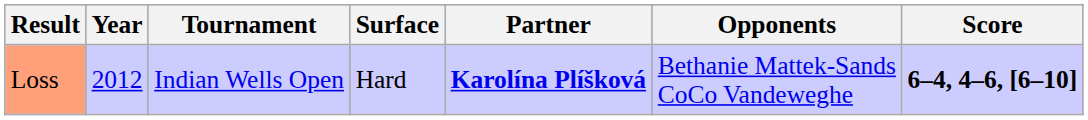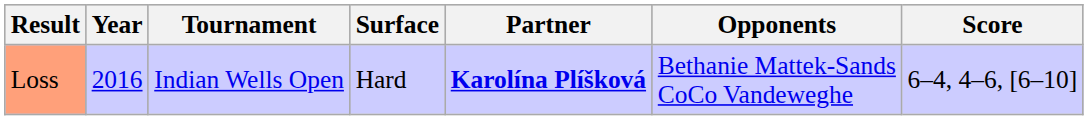(117, 79) 2012 -> (117, 79) 2016
(992, 79) bold -> (992, 79) normal
